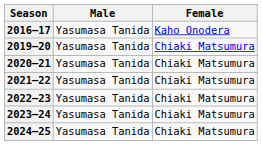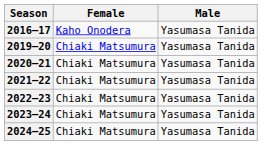columns swapped: (205, 13) <-> (103, 13)
